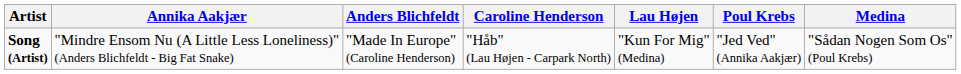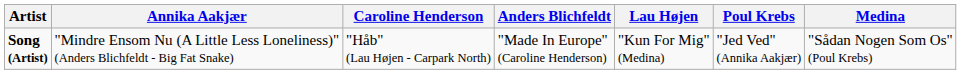columns swapped: (403, 16) <-> (539, 16)
